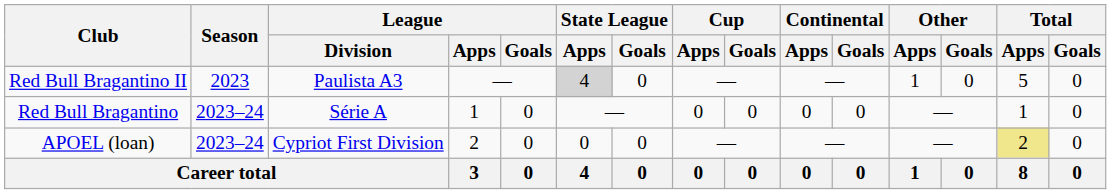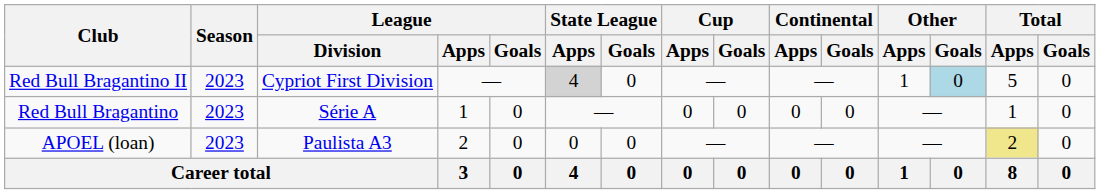(358, 81) Paulista A3 -> (347, 81) Cypriot First Division
(969, 81) no background -> (958, 81) lightblue background
(230, 111) 2023–24 -> (224, 111) 2023
(230, 142) 2023–24 -> (224, 142) 2023
(358, 142) Cypriot First Division -> (347, 142) Paulista A3
